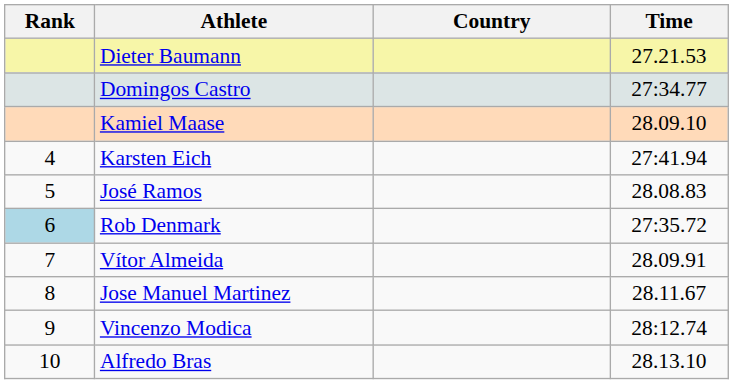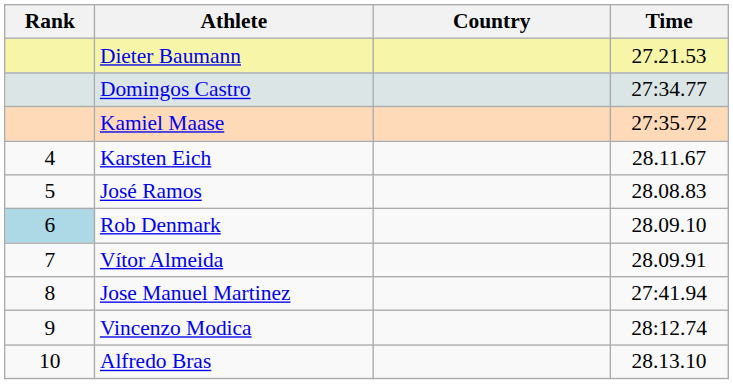(669, 123) 28.09.10 -> (669, 123) 27:35.72
(669, 157) 27:41.94 -> (669, 157) 28.11.67
(669, 225) 27:35.72 -> (669, 225) 28.09.10
(669, 293) 28.11.67 -> (669, 293) 27:41.94
